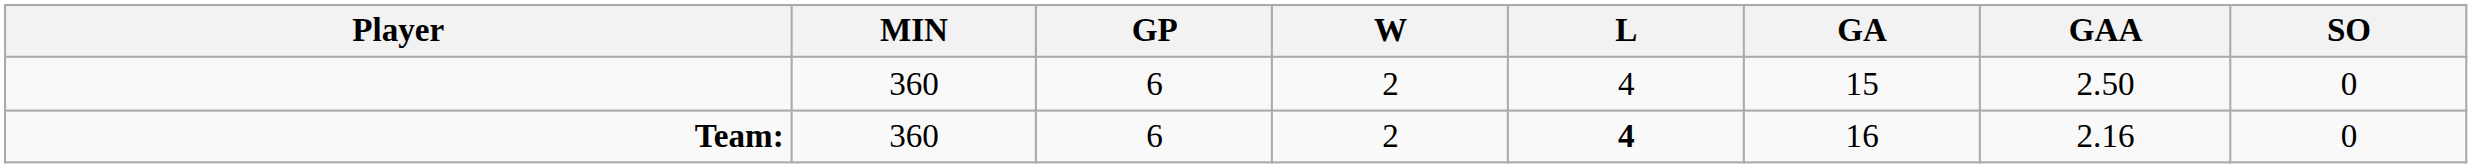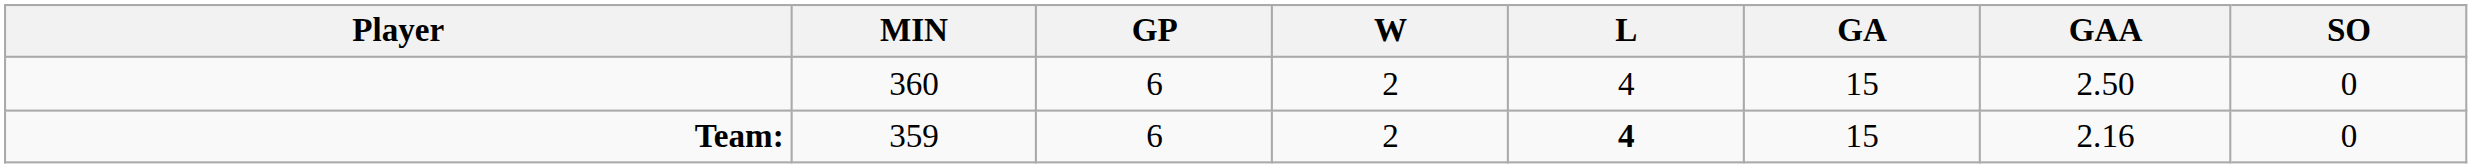(914, 135) 360 -> (914, 135) 359
(1862, 135) 16 -> (1862, 135) 15
